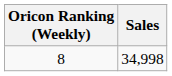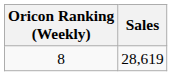(142, 58) 34,998 -> (142, 58) 28,619
